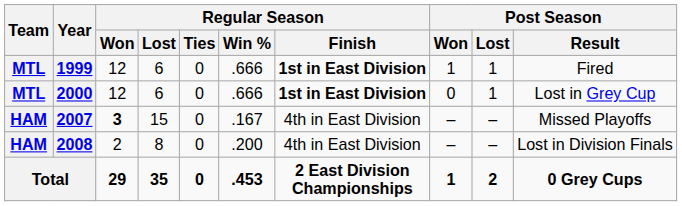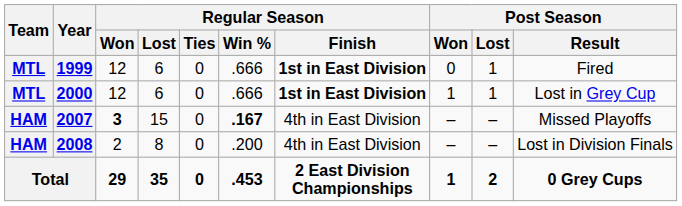(451, 68) 1 -> (451, 68) 0
(451, 94) 0 -> (451, 94) 1
(247, 119) normal -> (247, 119) bold
